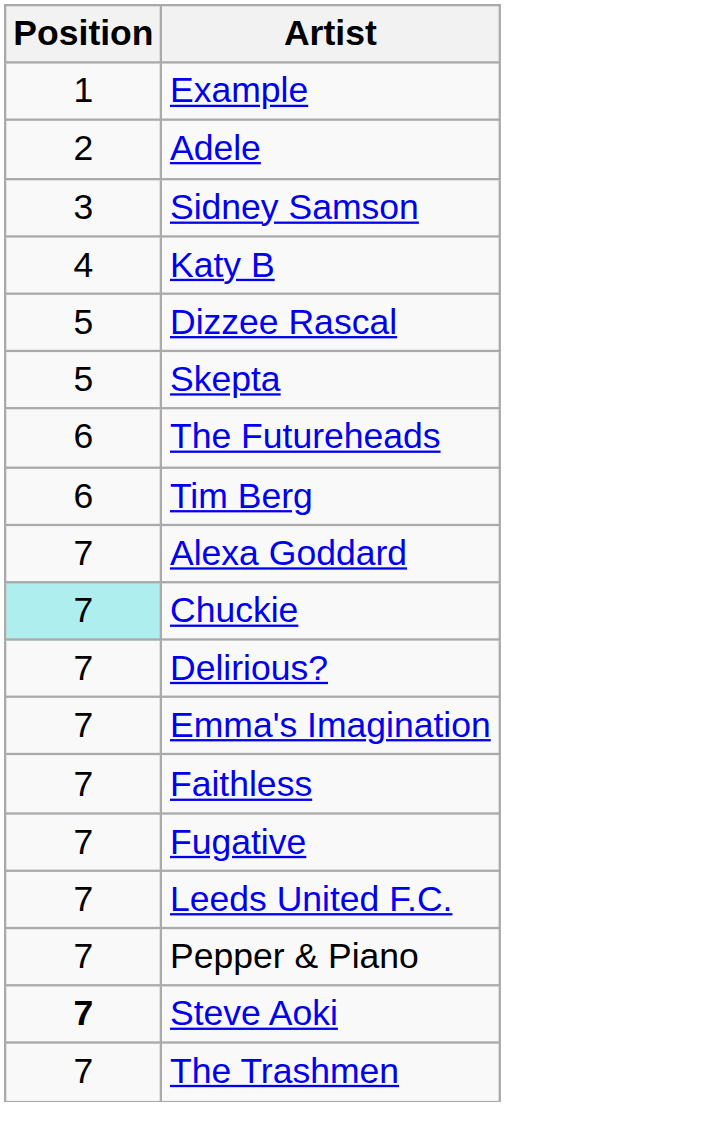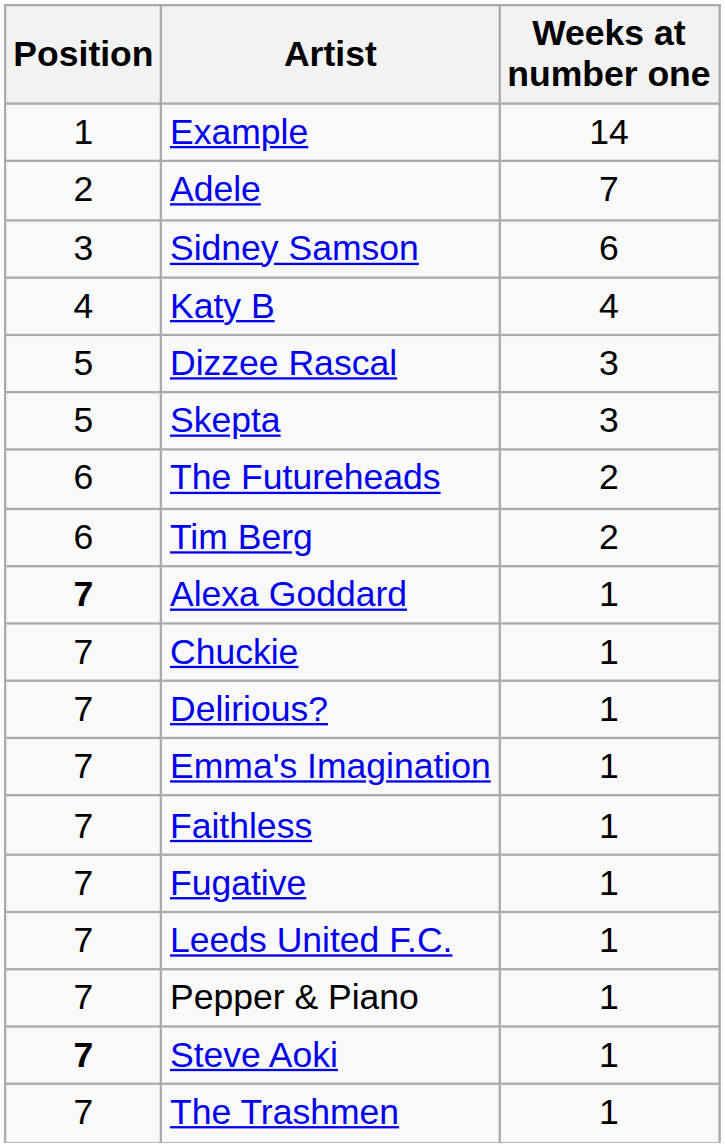+ column: (609, 53)
(83, 551) normal -> (83, 593) bold
(83, 609) paleturquoise background -> (83, 650) no background
